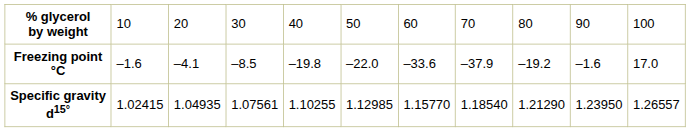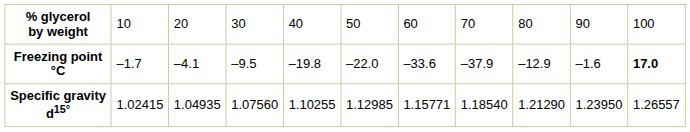(129, 64) –1.6 -> (129, 64) –1.7
(244, 64) –8.5 -> (244, 64) –9.5
(534, 64) –19.2 -> (534, 64) –12.9
(646, 64) normal -> (646, 64) bold
(255, 105) 1.07561 -> (255, 105) 1.07560
(427, 105) 1.15770 -> (427, 105) 1.15771
